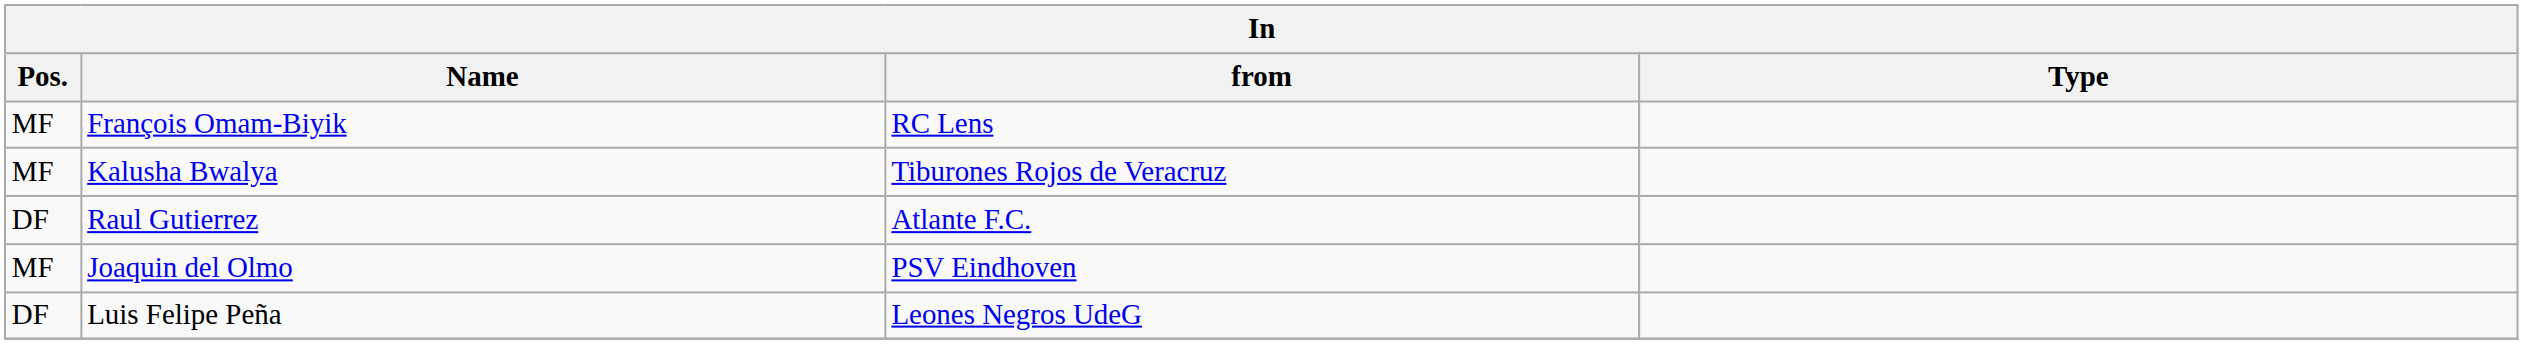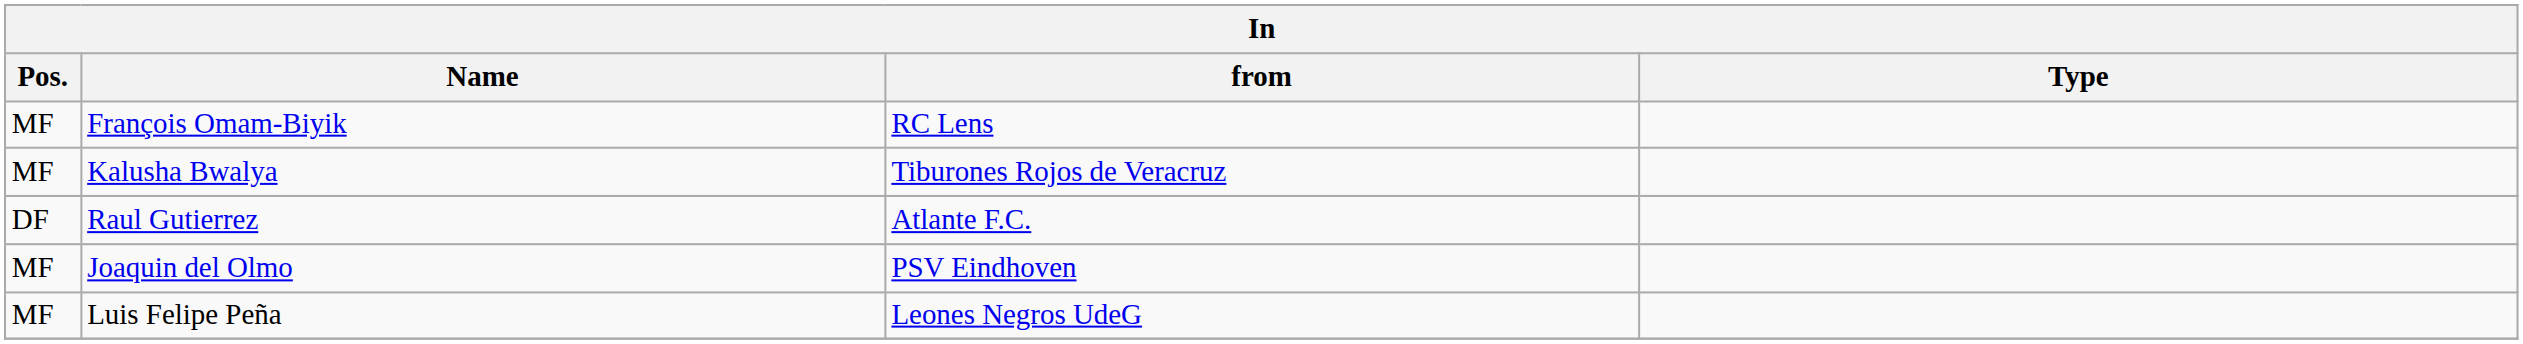(30, 315) DF -> (33, 315) MF
